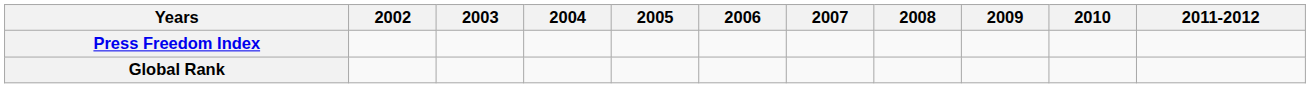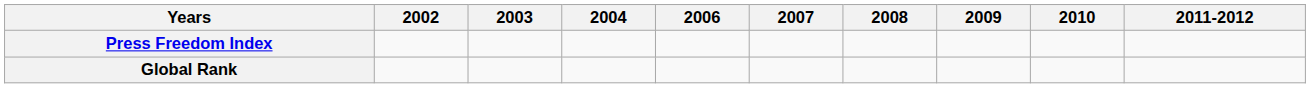- column: (655, 17)
